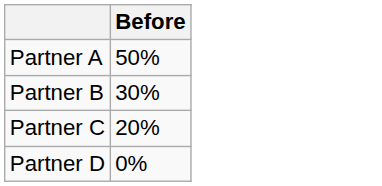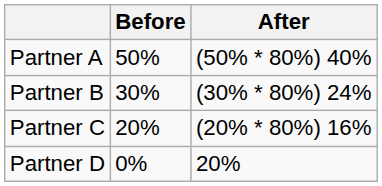+ column: (284, 22)
